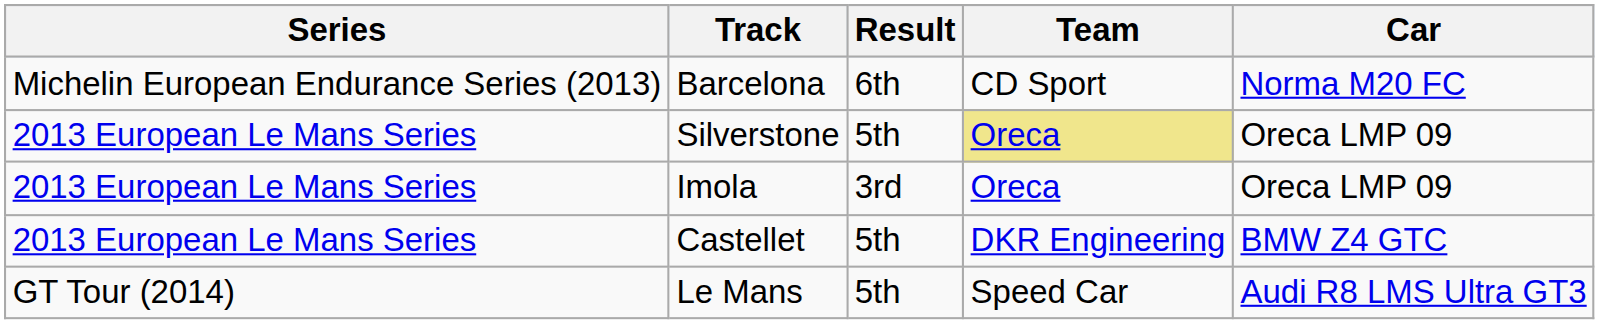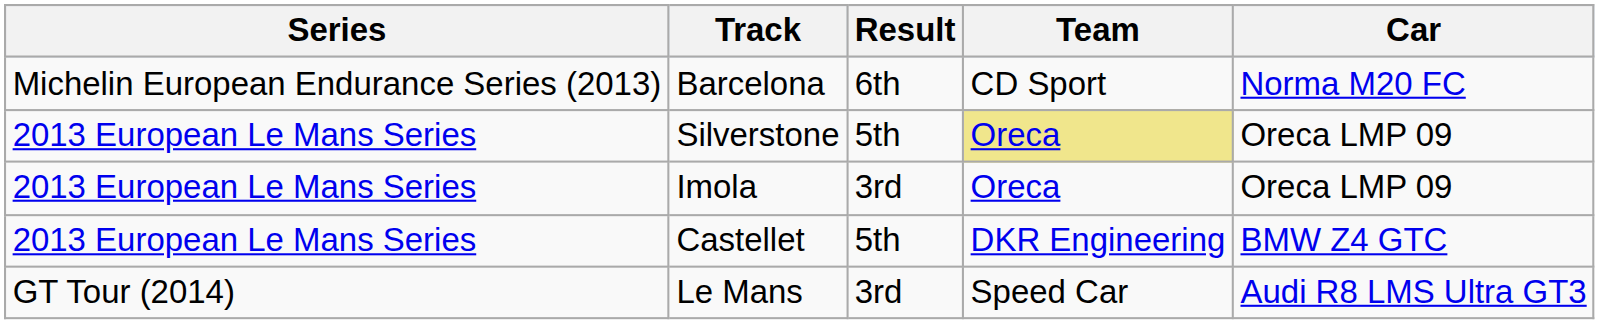(878, 291) 5th -> (879, 291) 3rd
